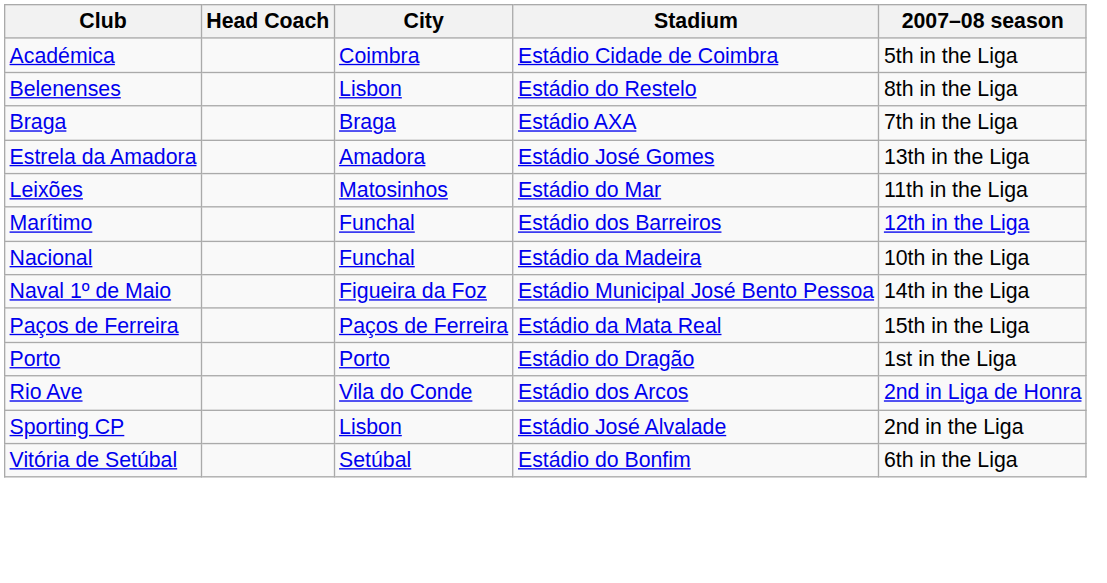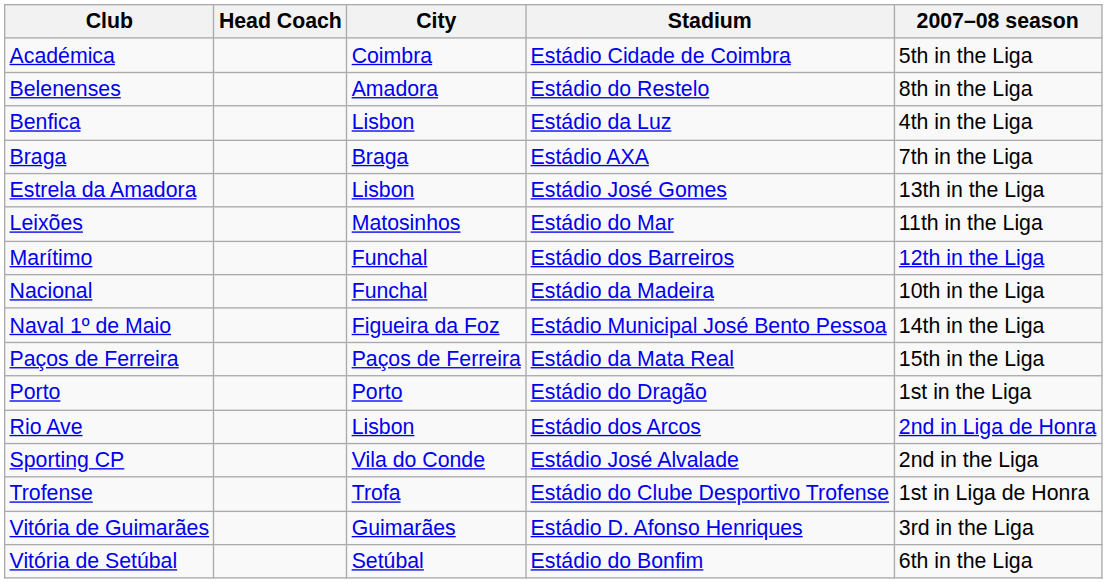(370, 88) Lisbon -> (395, 88) Amadora
+ row: (45, 122)
(382, 156) Amadora -> (383, 190) Lisbon
(406, 392) Vila do Conde -> (383, 426) Lisbon
(370, 426) Lisbon -> (418, 460) Vila do Conde
+ row: (51, 493)
+ row: (109, 527)
